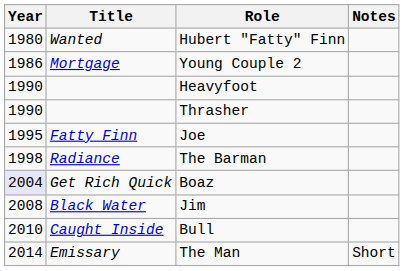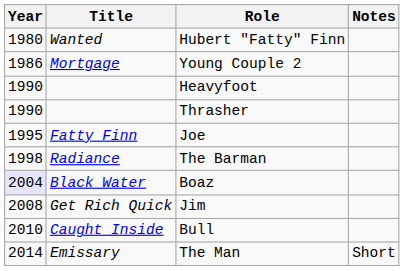(111, 183) Get Rich Quick -> (98, 183) Black Water
(98, 206) Black Water -> (111, 206) Get Rich Quick
